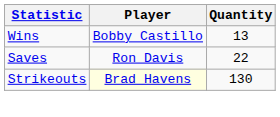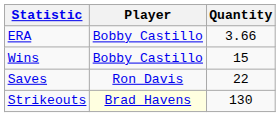+ row: (19, 37)
(241, 37) 13 -> (241, 58) 15
